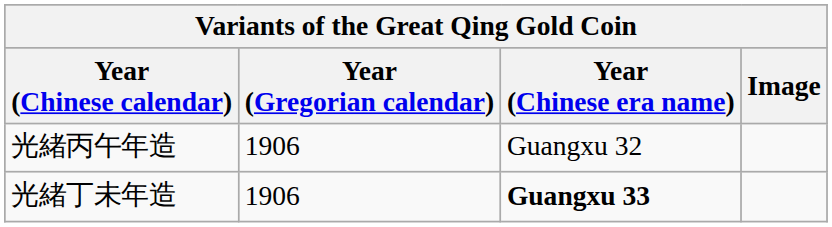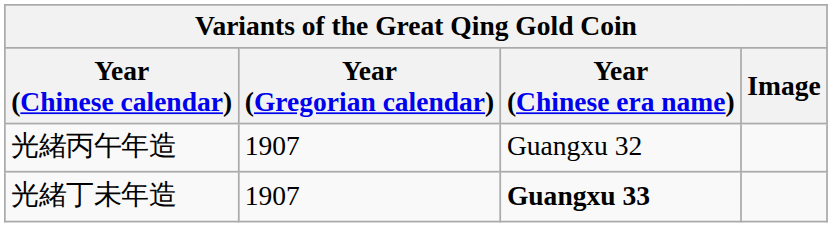(272, 147) 1906 -> (272, 147) 1907
(272, 195) 1906 -> (272, 195) 1907
